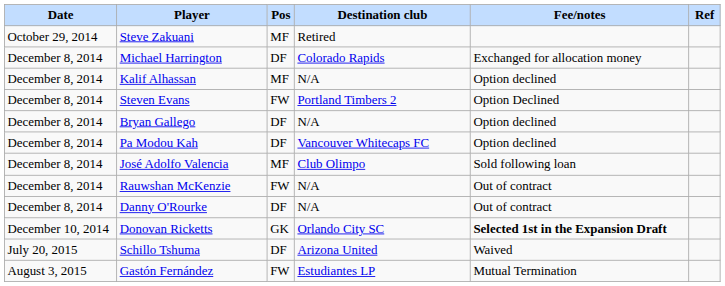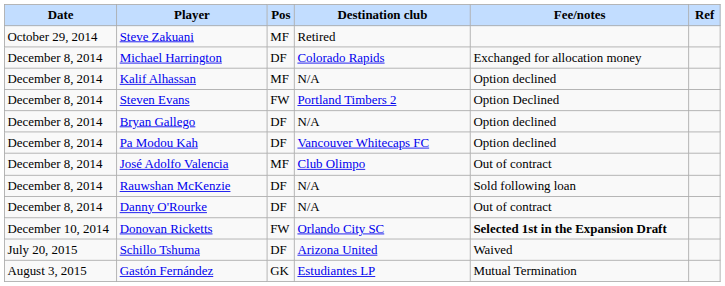(525, 164) Sold following loan -> (513, 164) Out of contract
(280, 185) FW -> (278, 185) DF
(513, 185) Out of contract -> (525, 185) Sold following loan
(280, 228) GK -> (280, 228) FW
(280, 270) FW -> (280, 270) GK
